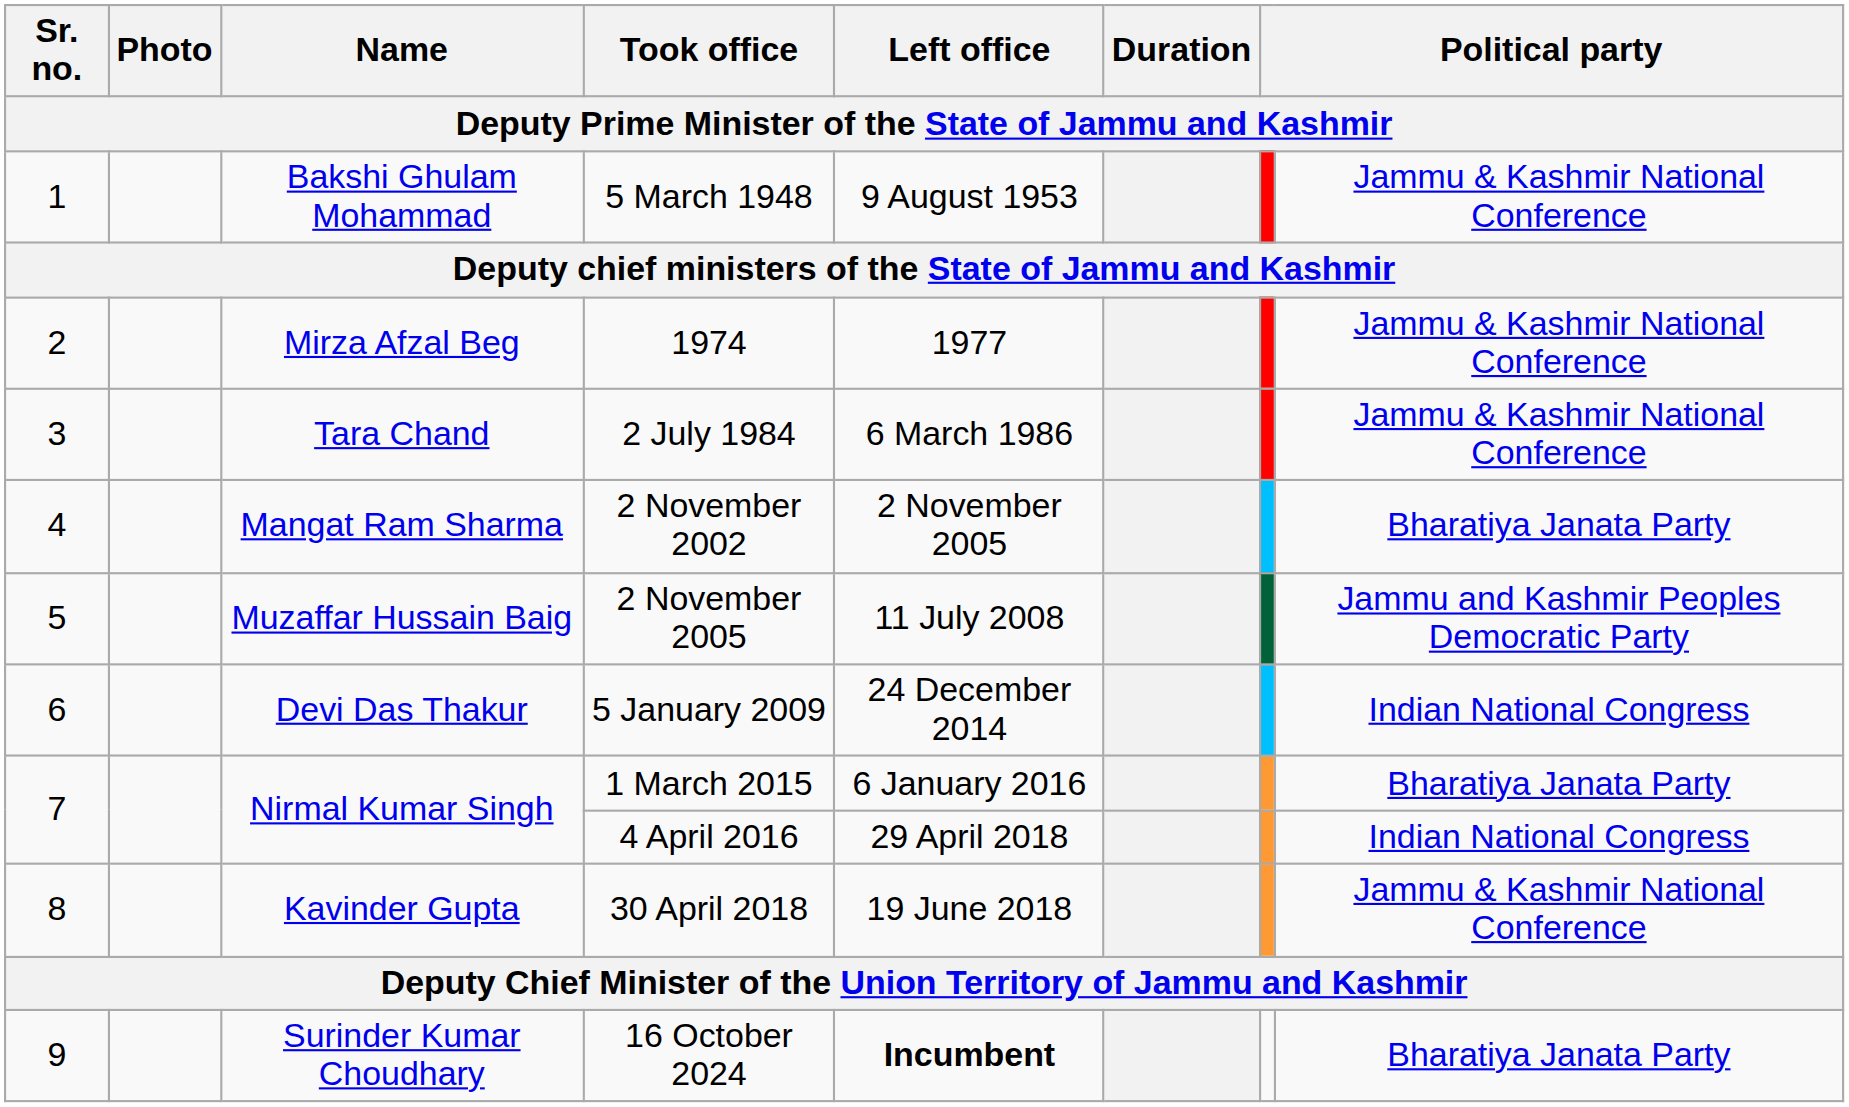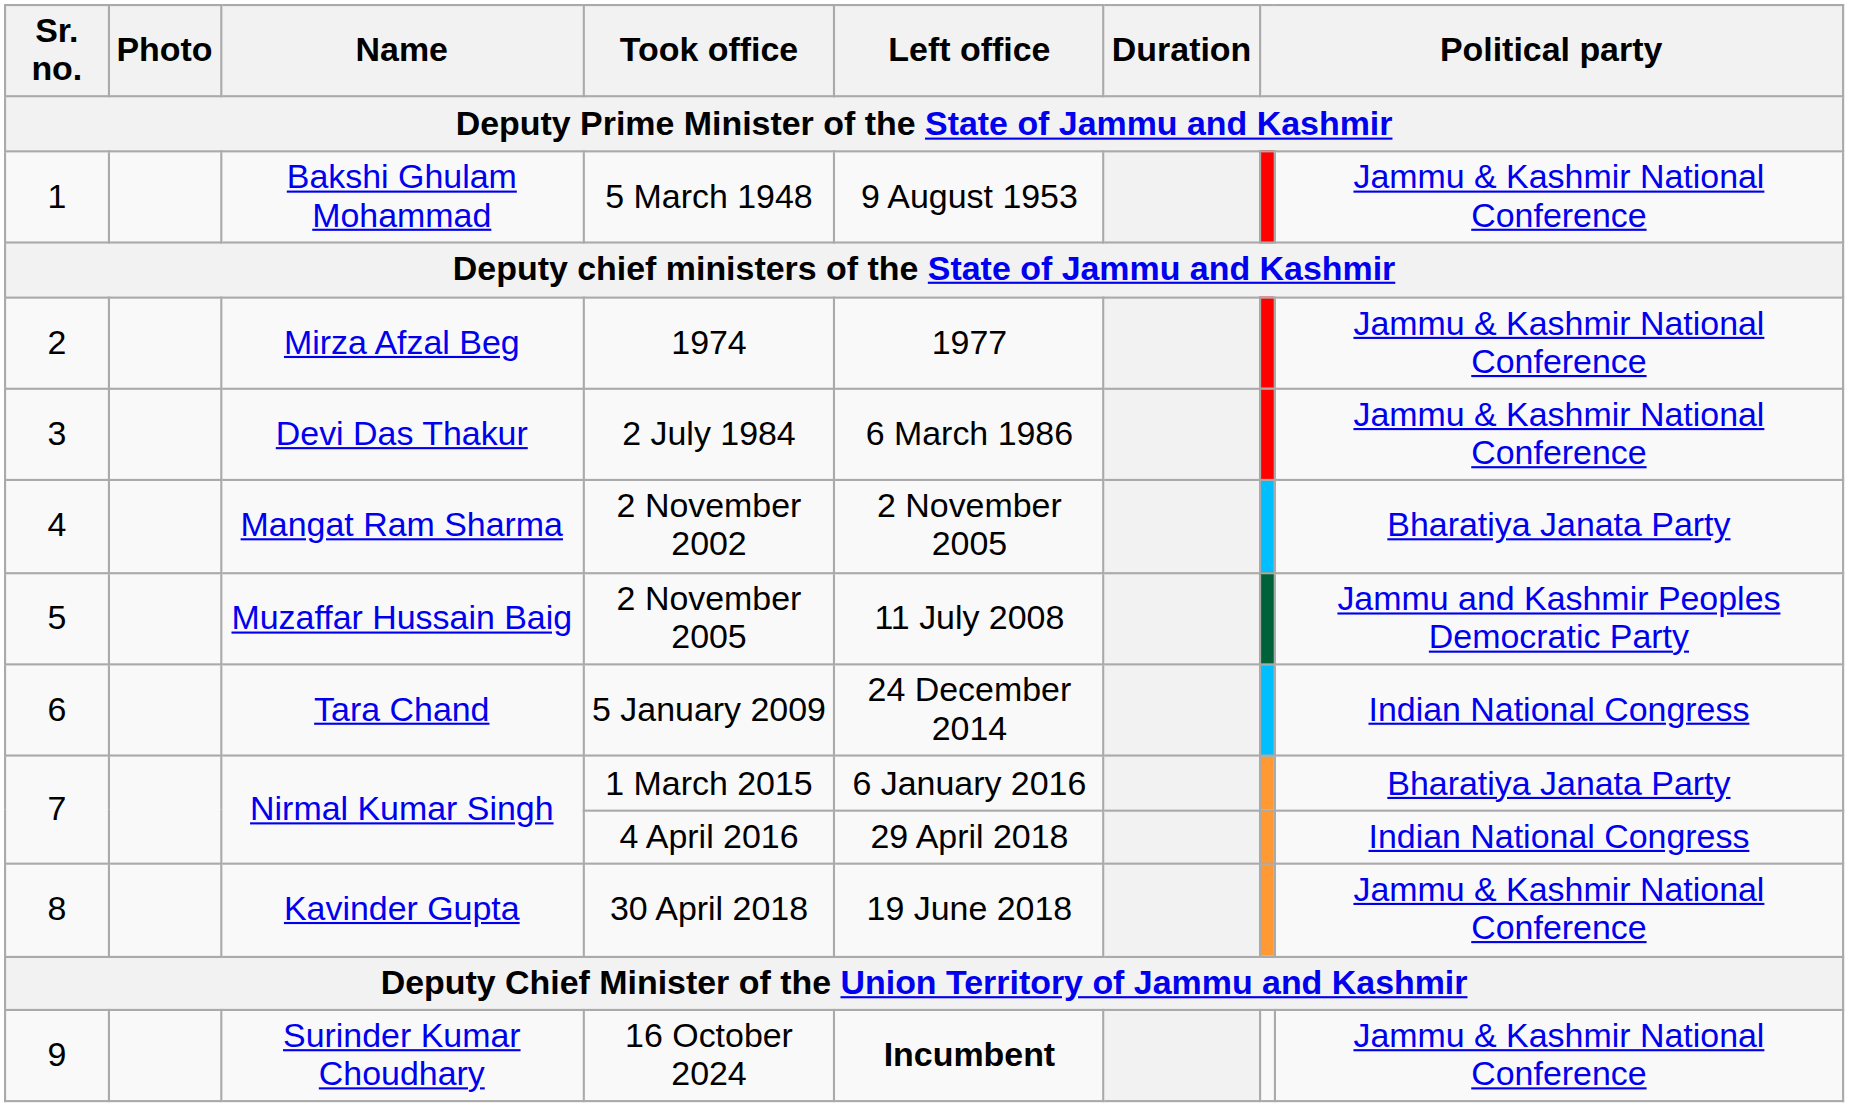(402, 433) Tara Chand -> (402, 433) Devi Das Thakur
(402, 709) Devi Das Thakur -> (402, 709) Tara Chand
(1559, 1055) Bharatiya Janata Party -> (1559, 1055) Jammu & Kashmir National Conference
